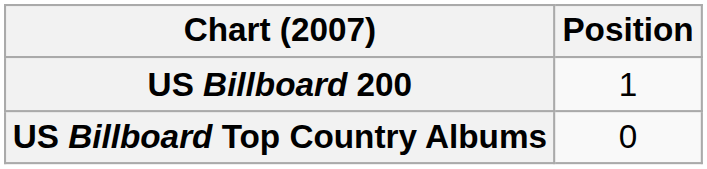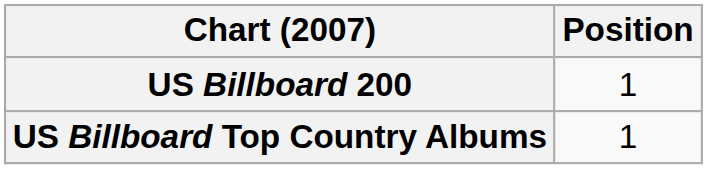(628, 136) 0 -> (628, 136) 1
